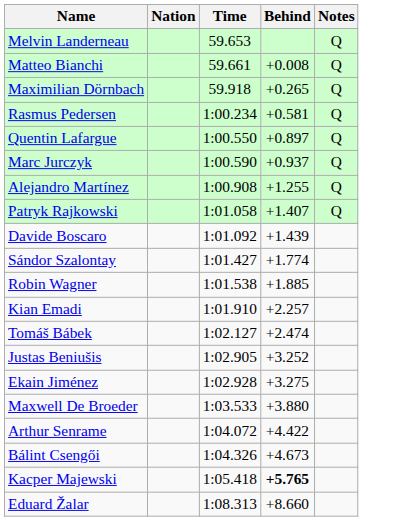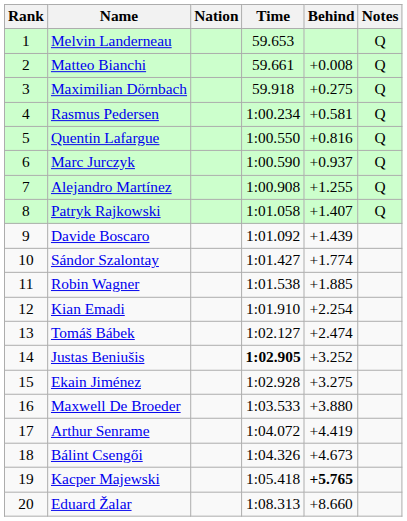+ column: (26, 16)
(287, 89) +0.265 -> (331, 89) +0.275
(287, 138) +0.897 -> (331, 138) +0.816
(287, 308) +2.257 -> (331, 308) +2.254
(230, 357) normal -> (273, 357) bold
(287, 430) +4.422 -> (331, 430) +4.419
